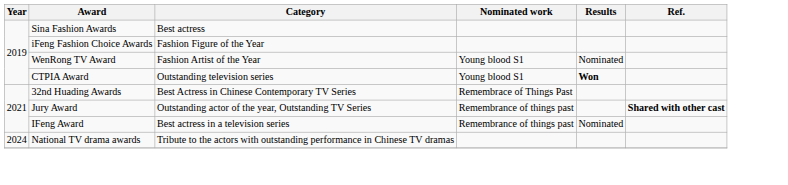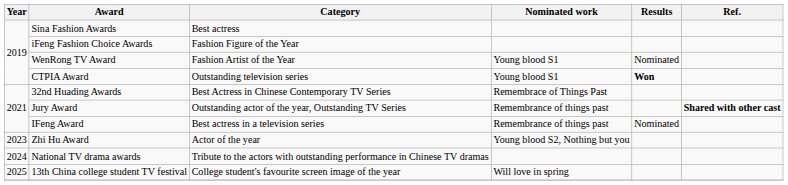+ row: (60, 140)
+ row: (109, 172)
